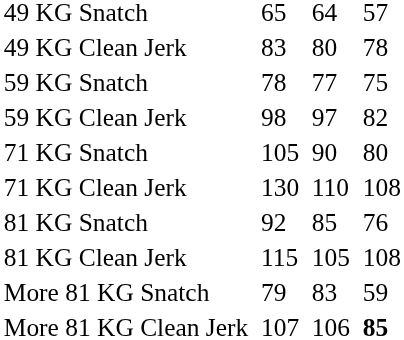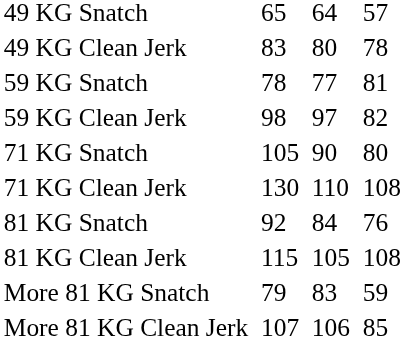(375, 82) 75 -> (375, 82) 81
(325, 222) 85 -> (325, 222) 84
(375, 327) bold -> (375, 327) normal
